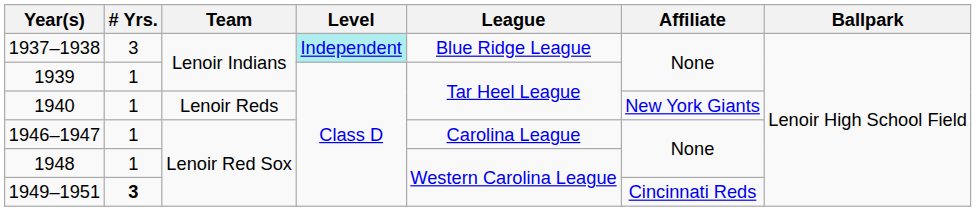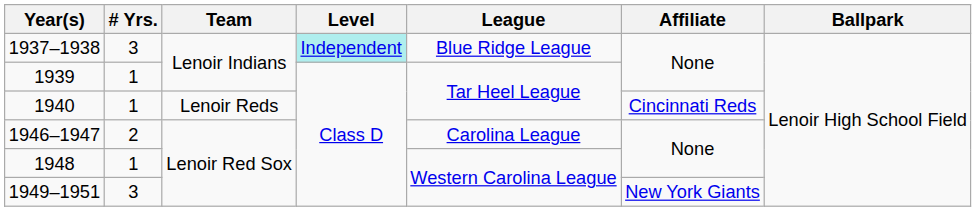(693, 106) New York Giants -> (693, 106) Cincinnati Reds
(133, 135) 1 -> (133, 135) 2
(133, 192) bold -> (133, 192) normal
(693, 192) Cincinnati Reds -> (693, 192) New York Giants
